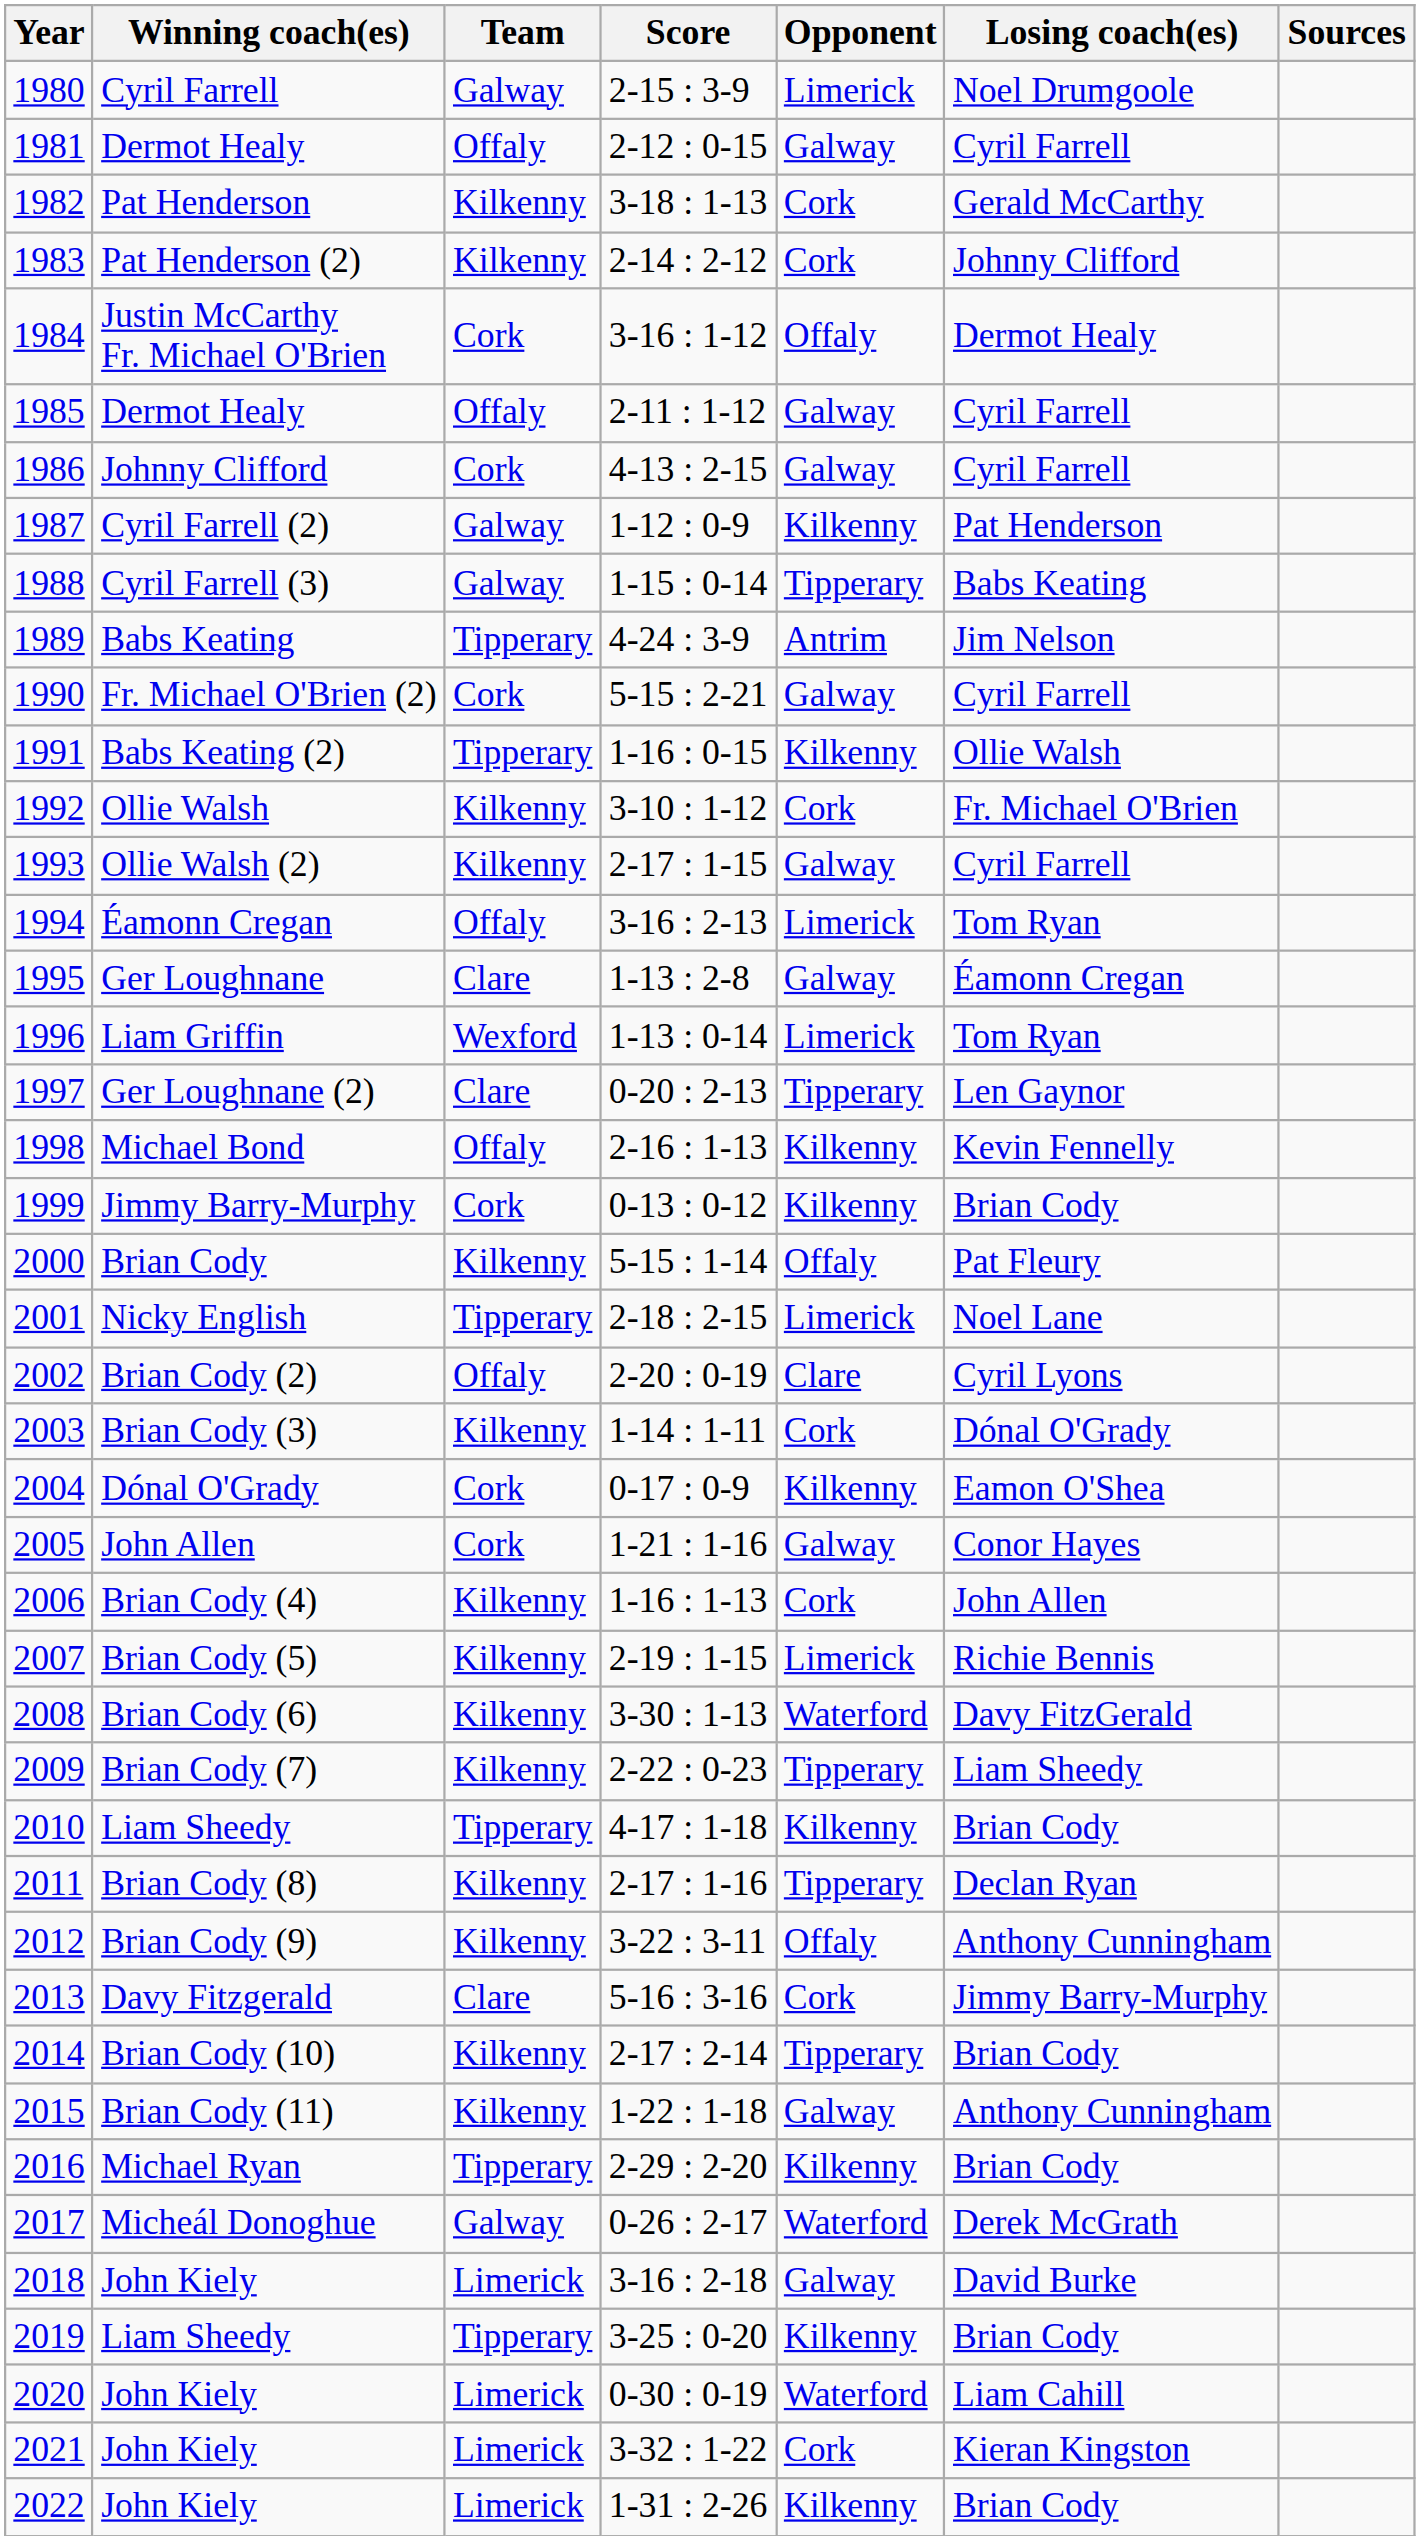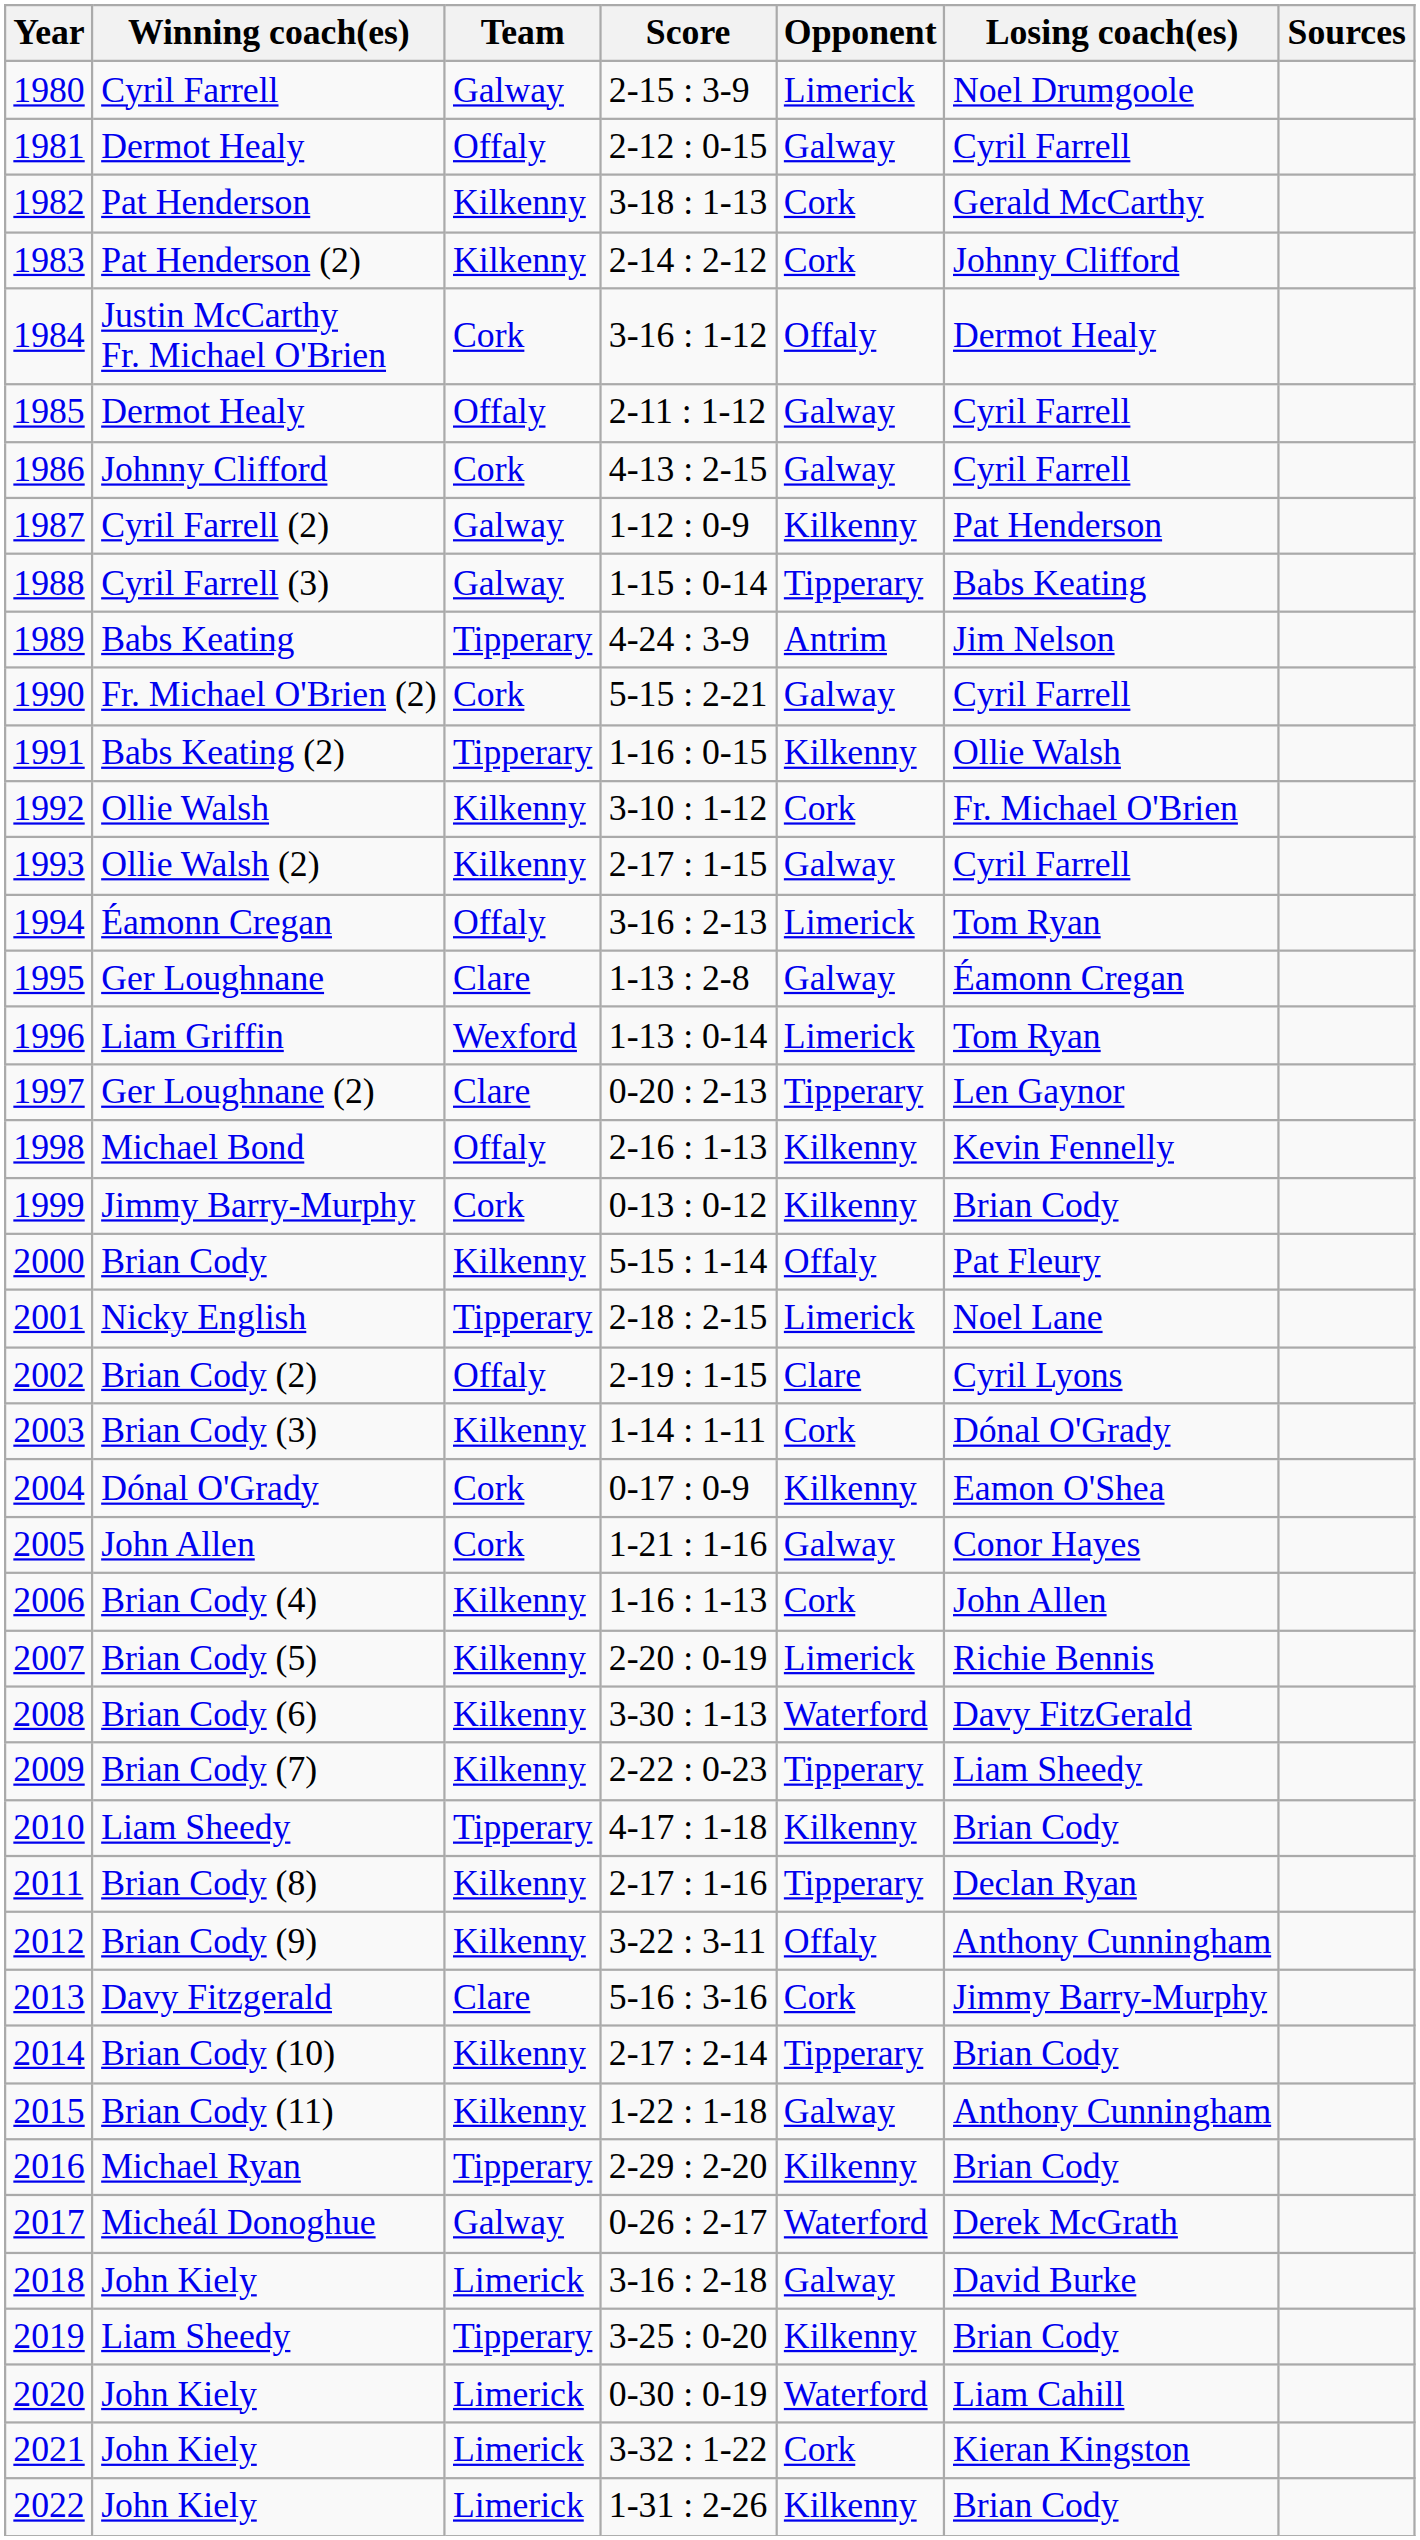(688, 1374) 2-20 : 0-19 -> (688, 1374) 2-19 : 1-15
(688, 1657) 2-19 : 1-15 -> (688, 1657) 2-20 : 0-19
